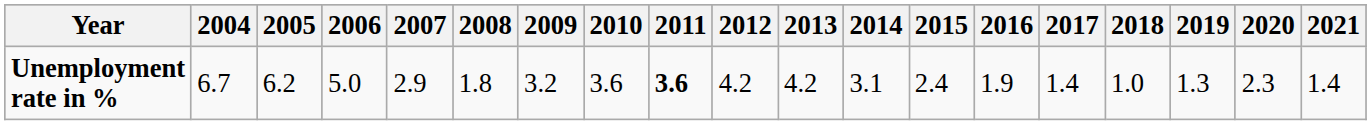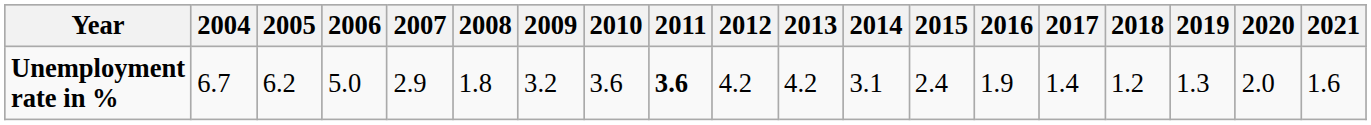(1128, 82) 1.0 -> (1128, 82) 1.2
(1258, 82) 2.3 -> (1258, 82) 2.0
(1324, 82) 1.4 -> (1324, 82) 1.6
